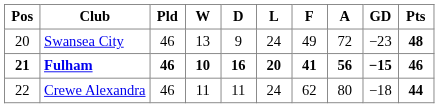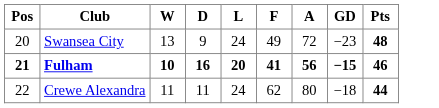- column: (167, 16)
